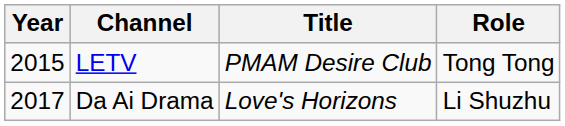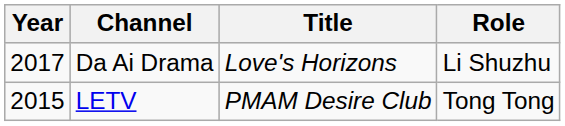rows swapped: (106, 62) <-> (145, 100)
